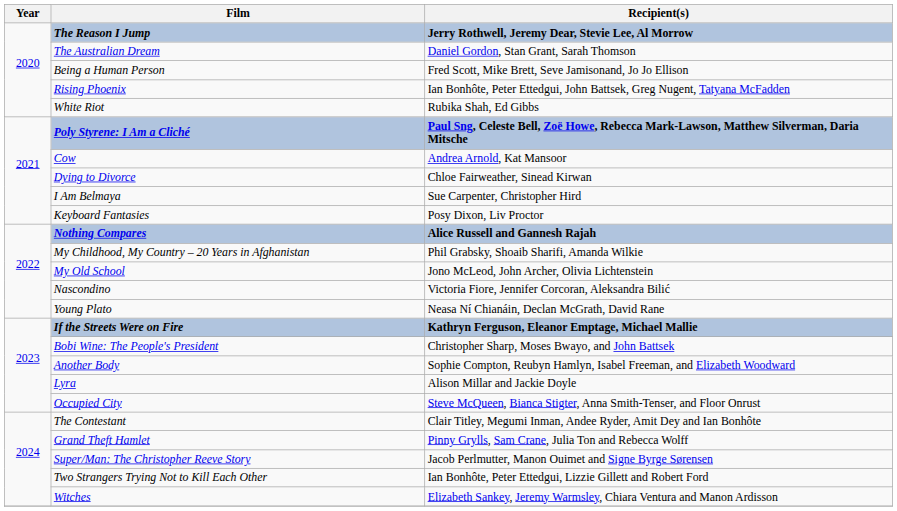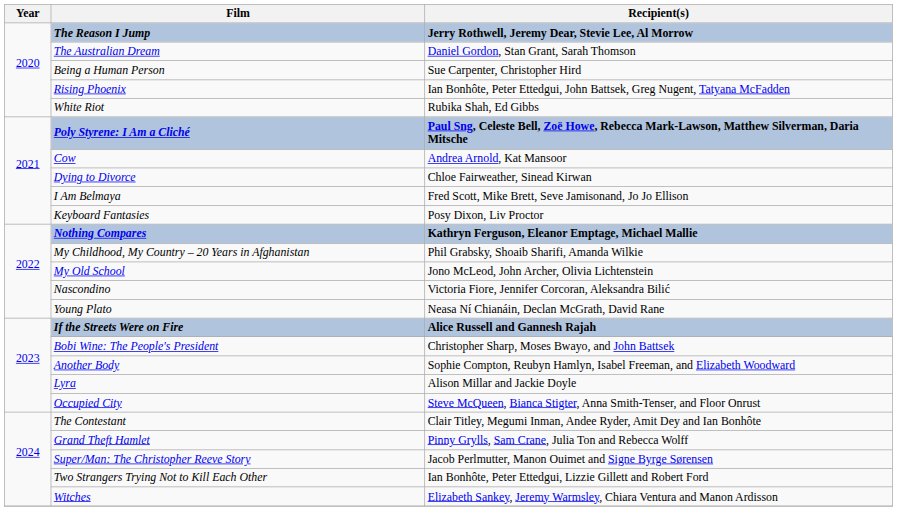(558, 70) Fred Scott, Mike Brett, Seve Jamisonand, Jo Jo Ellison -> (504, 70) Sue Carpenter, Christopher Hird
(504, 196) Sue Carpenter, Christopher Hird -> (558, 196) Fred Scott, Mike Brett, Seve Jamisonand, Jo Jo Ellison
(512, 233) Alice Russell and Gannesh Rajah -> (563, 233) Kathryn Ferguson, Eleanor Emptage, Michael Mallie
(563, 327) Kathryn Ferguson, Eleanor Emptage, Michael Mallie -> (512, 327) Alice Russell and Gannesh Rajah
